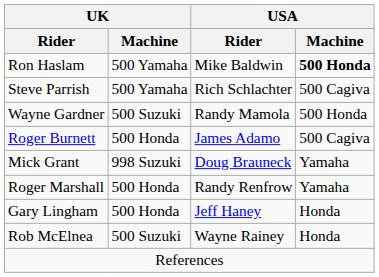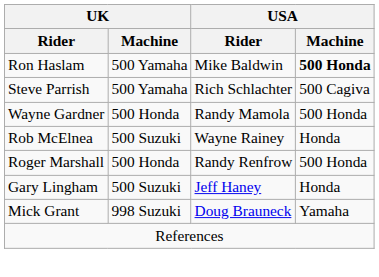(146, 114) 500 Suzuki -> (145, 114) 500 Honda
- row: (52, 138)
rows swapped: (44, 162) <-> (50, 235)
(324, 187) Yamaha -> (333, 162) 500 Honda
(145, 211) 500 Honda -> (146, 187) 500 Suzuki
